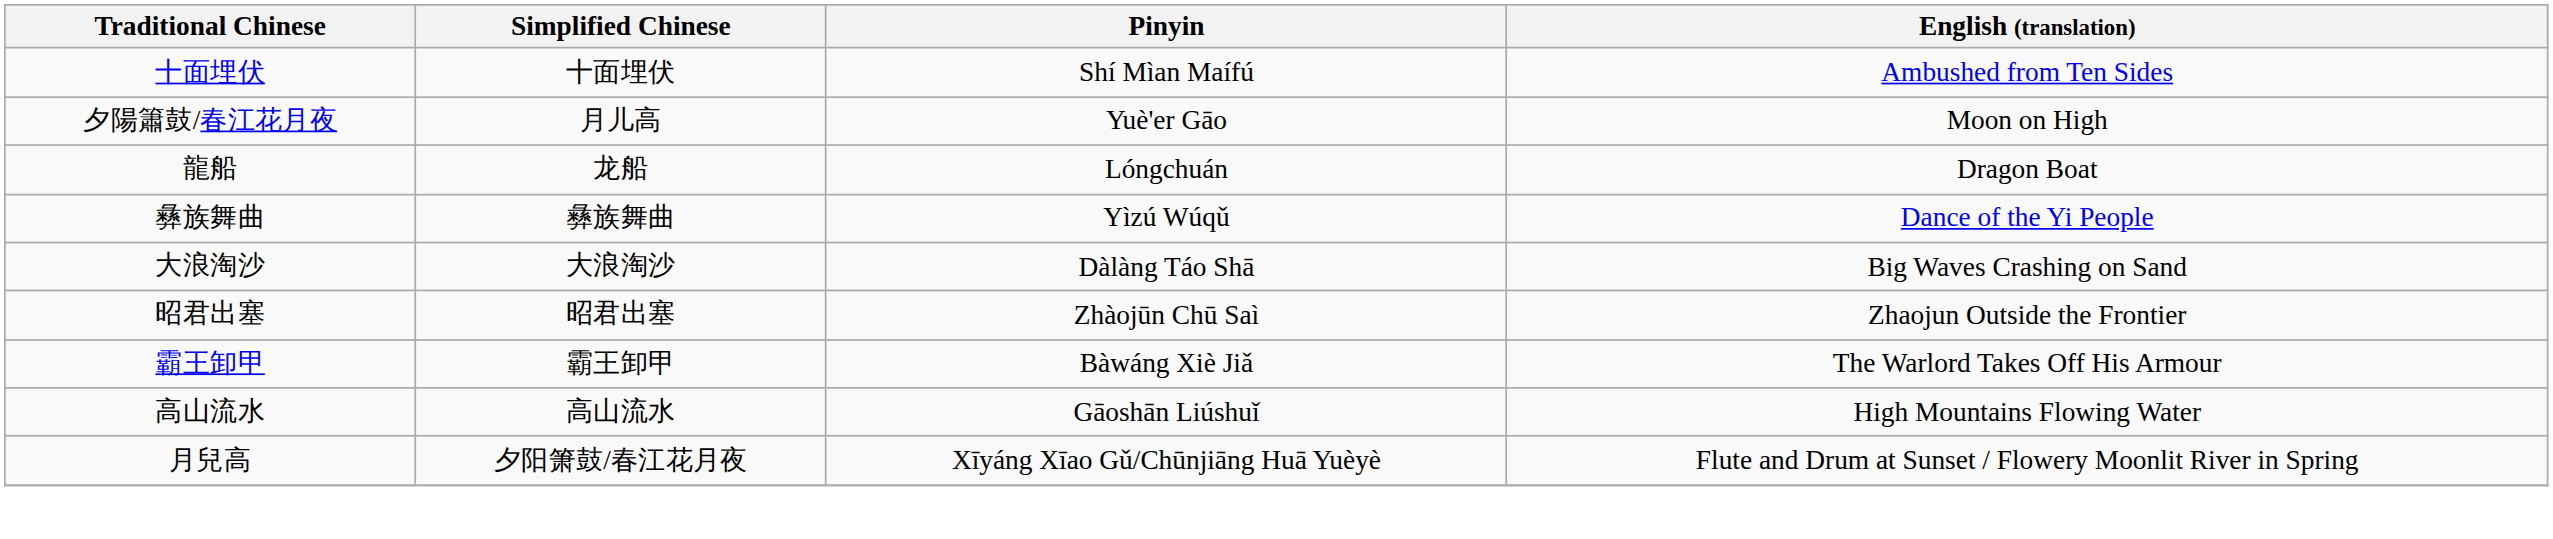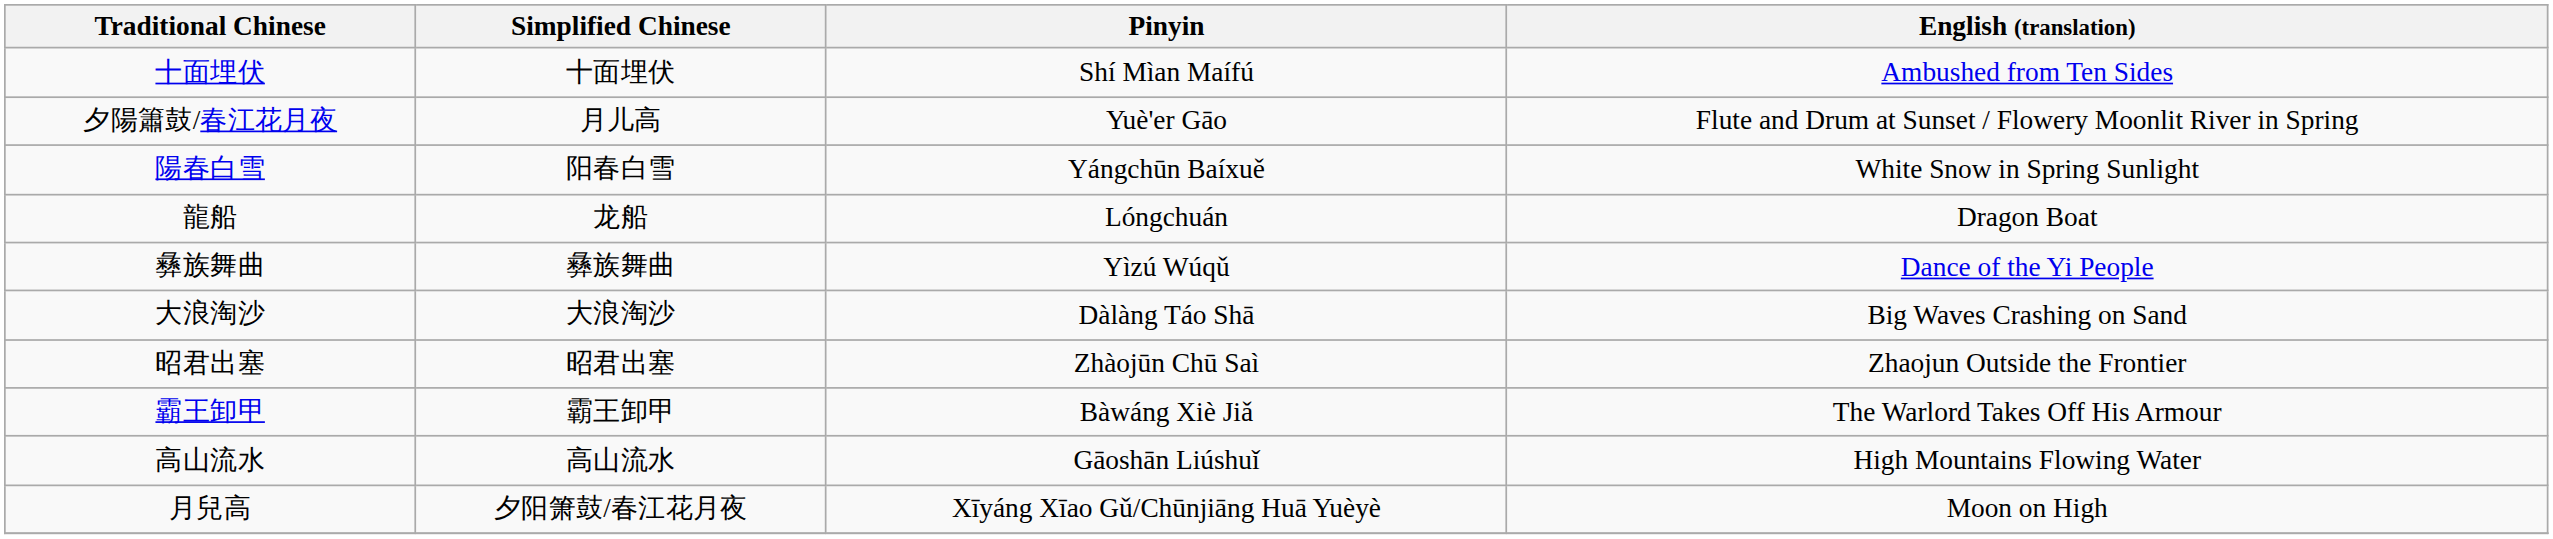(2027, 120) Moon on High -> (2027, 120) Flute and Drum at Sunset / Flowery Moonlit River in Spring
+ row: (210, 168)
(2027, 460) Flute and Drum at Sunset / Flowery Moonlit River in Spring -> (2027, 508) Moon on High
